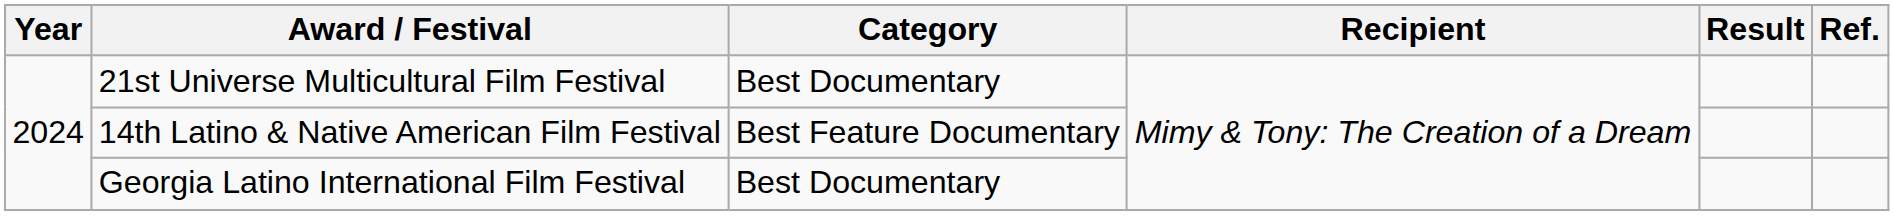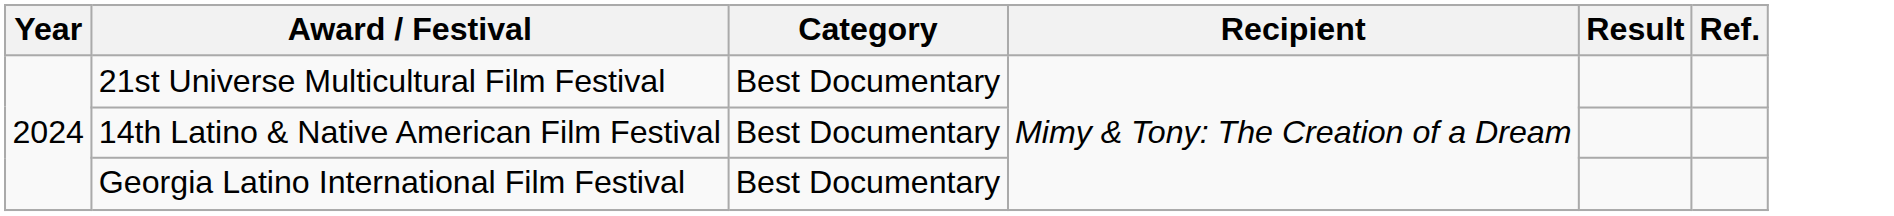(928, 132) Best Feature Documentary -> (868, 132) Best Documentary
